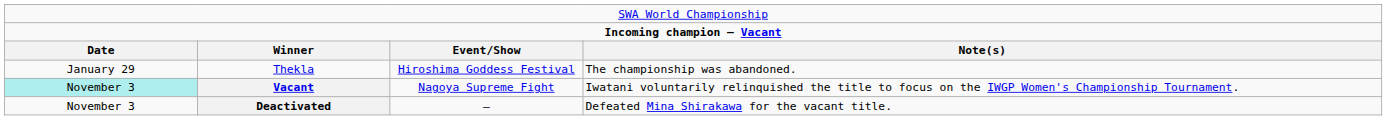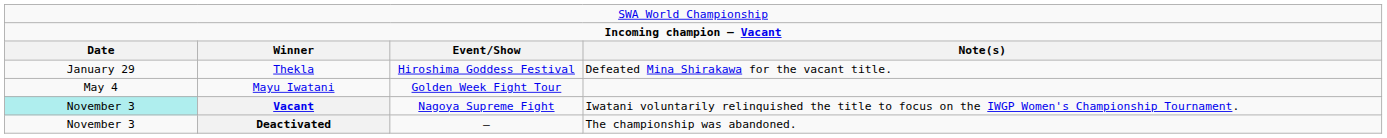(691, 69) The championship was abandoned. -> (739, 69) Defeated Mina Shirakawa for the vacant title.
+ row: (294, 87)
(739, 106) Defeated Mina Shirakawa for the vacant title. -> (691, 124) The championship was abandoned.
